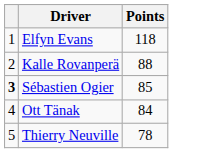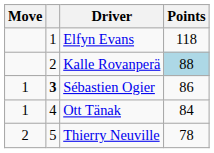+ column: (25, 15)
(145, 63) no background -> (186, 63) lightblue background
(145, 87) 85 -> (186, 87) 86
